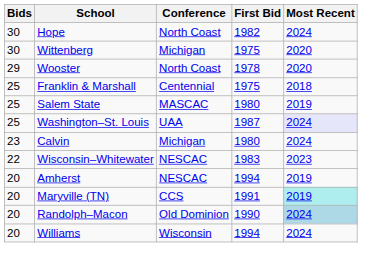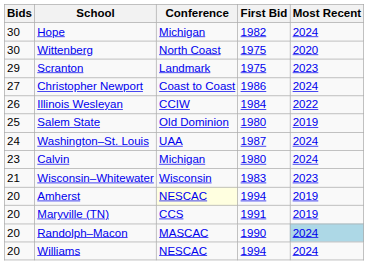(190, 31) North Coast -> (182, 31) Michigan
(182, 50) Michigan -> (190, 50) North Coast
+ row: (60, 68)
- row: (59, 68)
+ row: (90, 86)
+ row: (80, 104)
- row: (87, 86)
(184, 104) MASCAC -> (194, 123) Old Dominion
(13, 123) 25 -> (13, 141) 24
(299, 123) lavender background -> (305, 141) no background
(13, 159) 22 -> (13, 178) 21
(183, 159) NESCAC -> (185, 178) Wisconsin
(183, 178) no background -> (183, 196) lightyellow background
(299, 196) paleturquoise background -> (305, 214) no background
(194, 214) Old Dominion -> (184, 232) MASCAC
(185, 232) Wisconsin -> (183, 251) NESCAC
